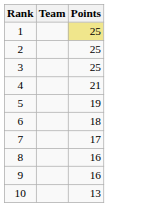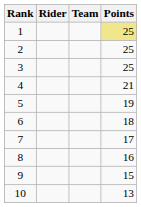+ column: (53, 13)
(95, 175) 16 -> (128, 175) 15
